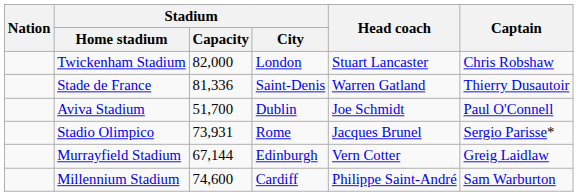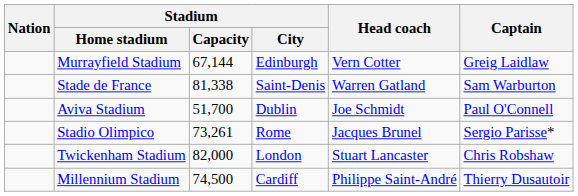rows swapped: (121, 62) <-> (119, 156)
(213, 86) 81,336 -> (213, 86) 81,338
(516, 86) Thierry Dusautoir -> (510, 86) Sam Warburton
(213, 132) 73,931 -> (213, 132) 73,261
(213, 179) 74,600 -> (213, 179) 74,500
(510, 179) Sam Warburton -> (516, 179) Thierry Dusautoir
